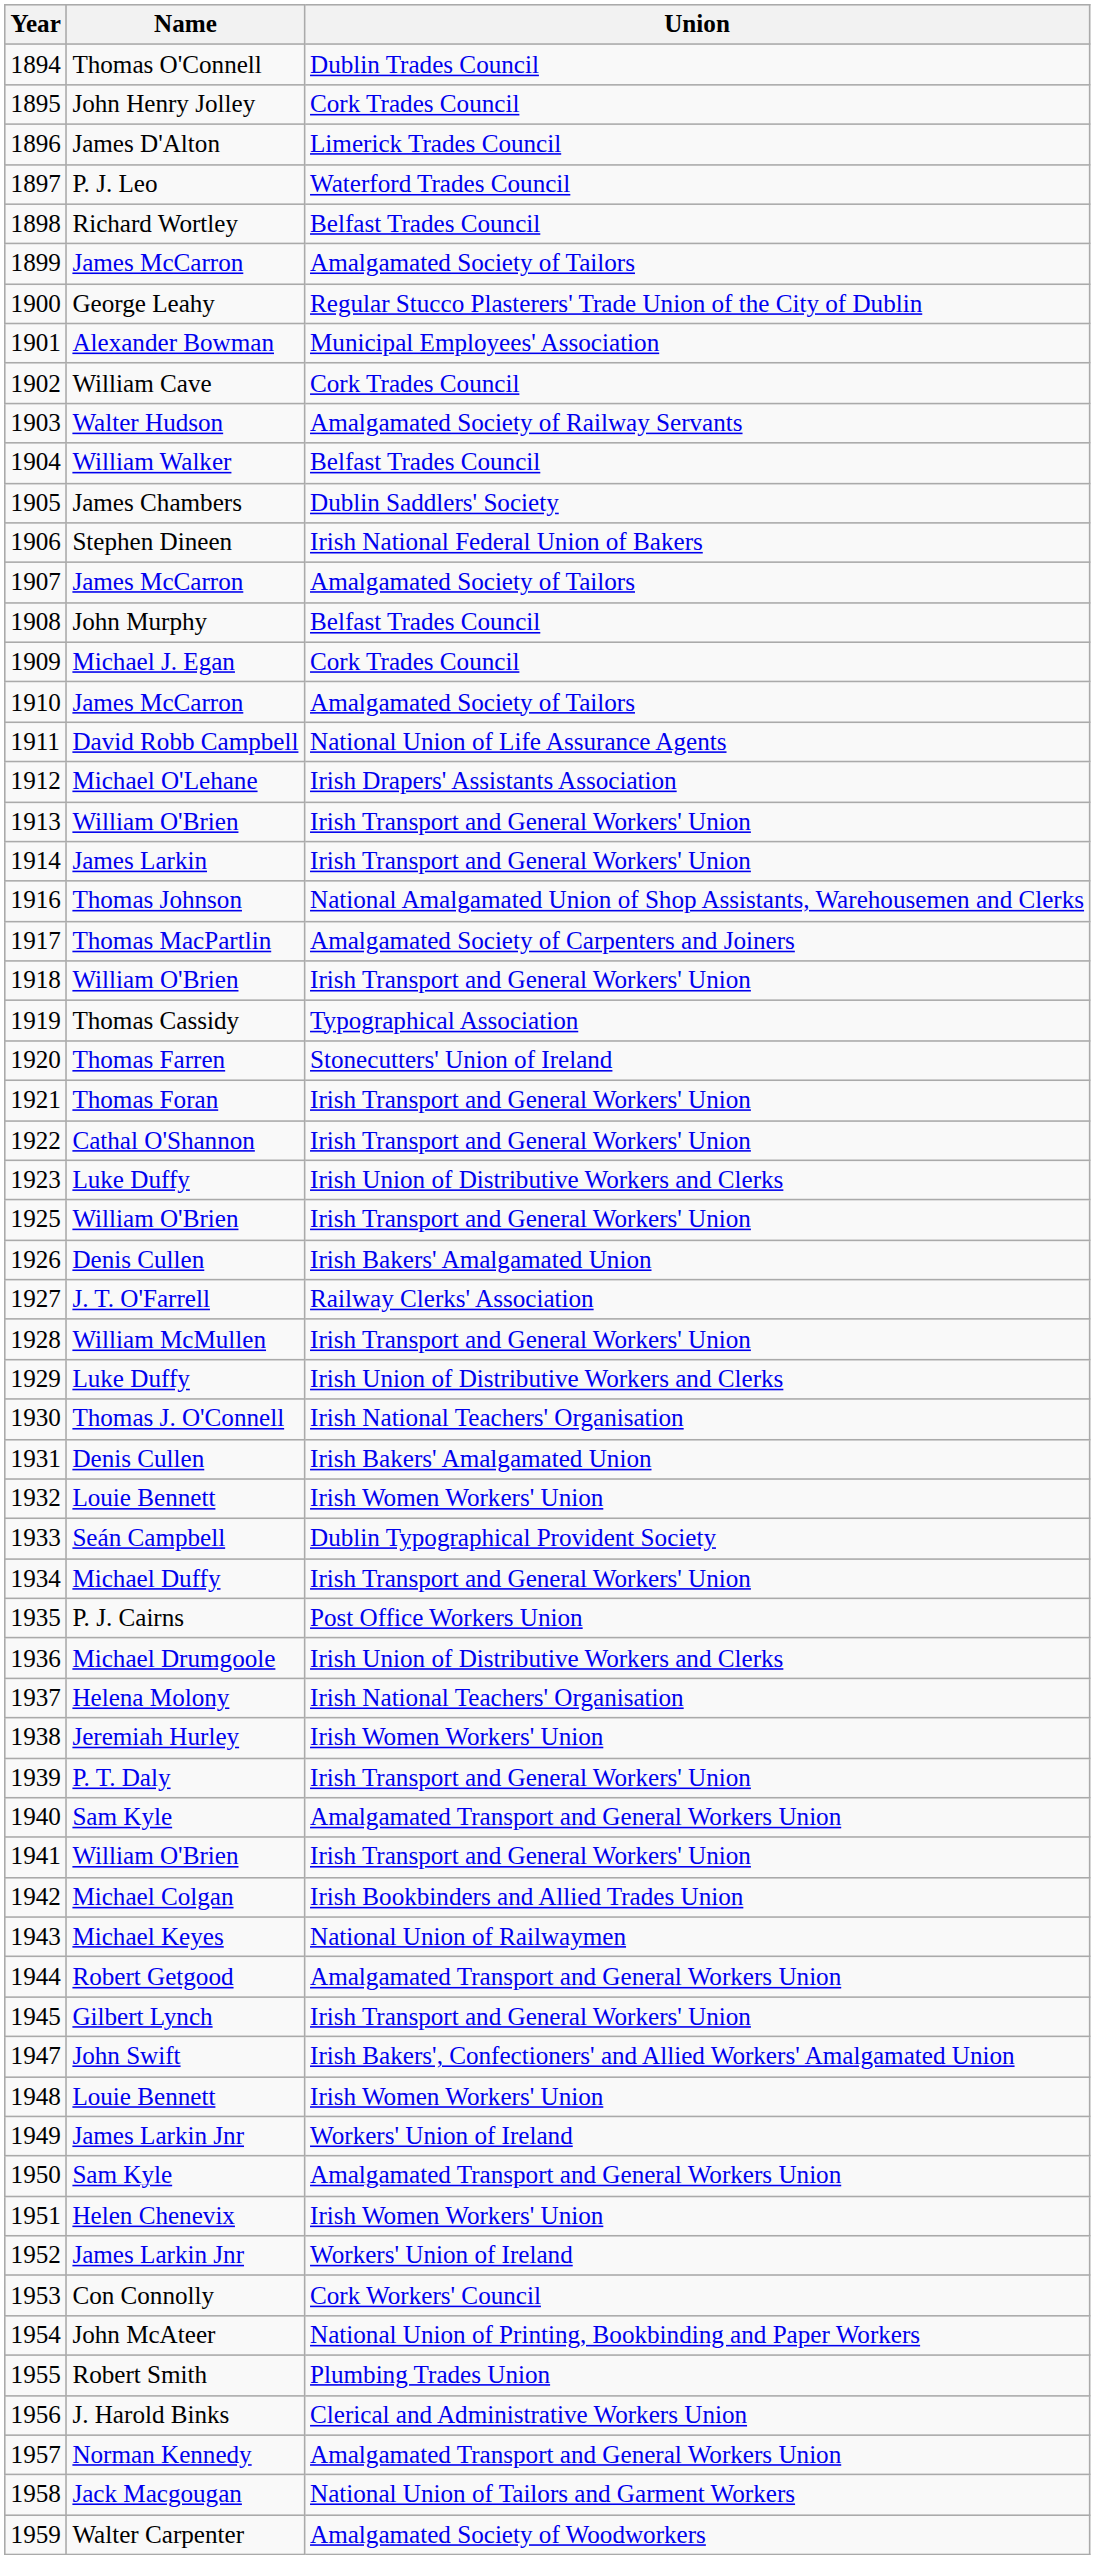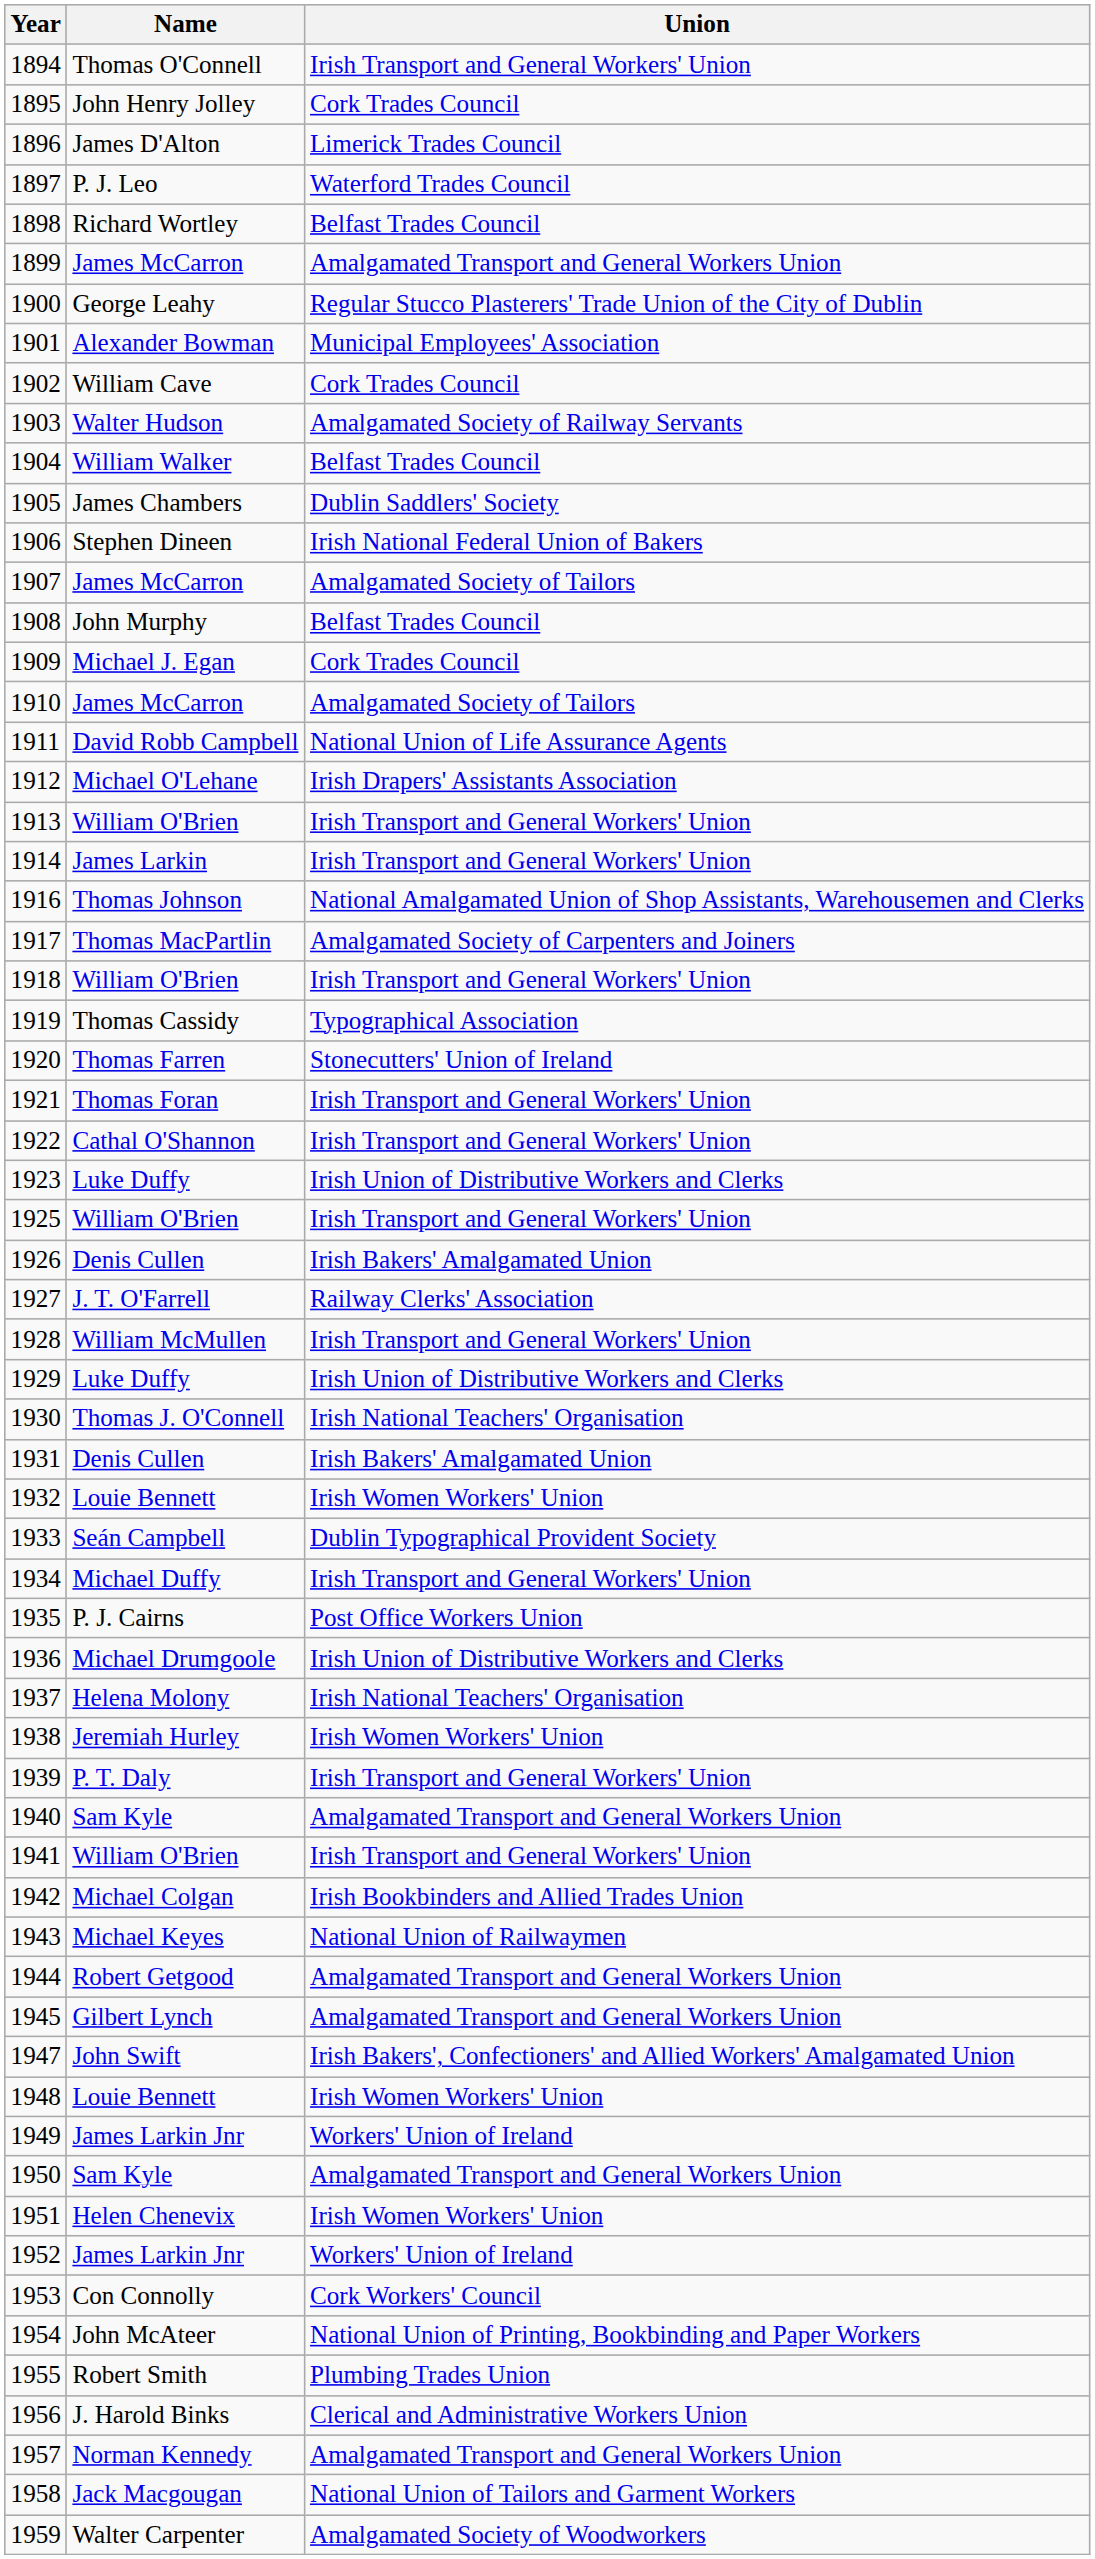(424, 64) Dublin Trades Council -> (530, 64) Irish Transport and General Workers' Union
(473, 263) Amalgamated Society of Tailors -> (576, 263) Amalgamated Transport and General Workers Union
(530, 2016) Irish Transport and General Workers' Union -> (576, 2016) Amalgamated Transport and General Workers Union
